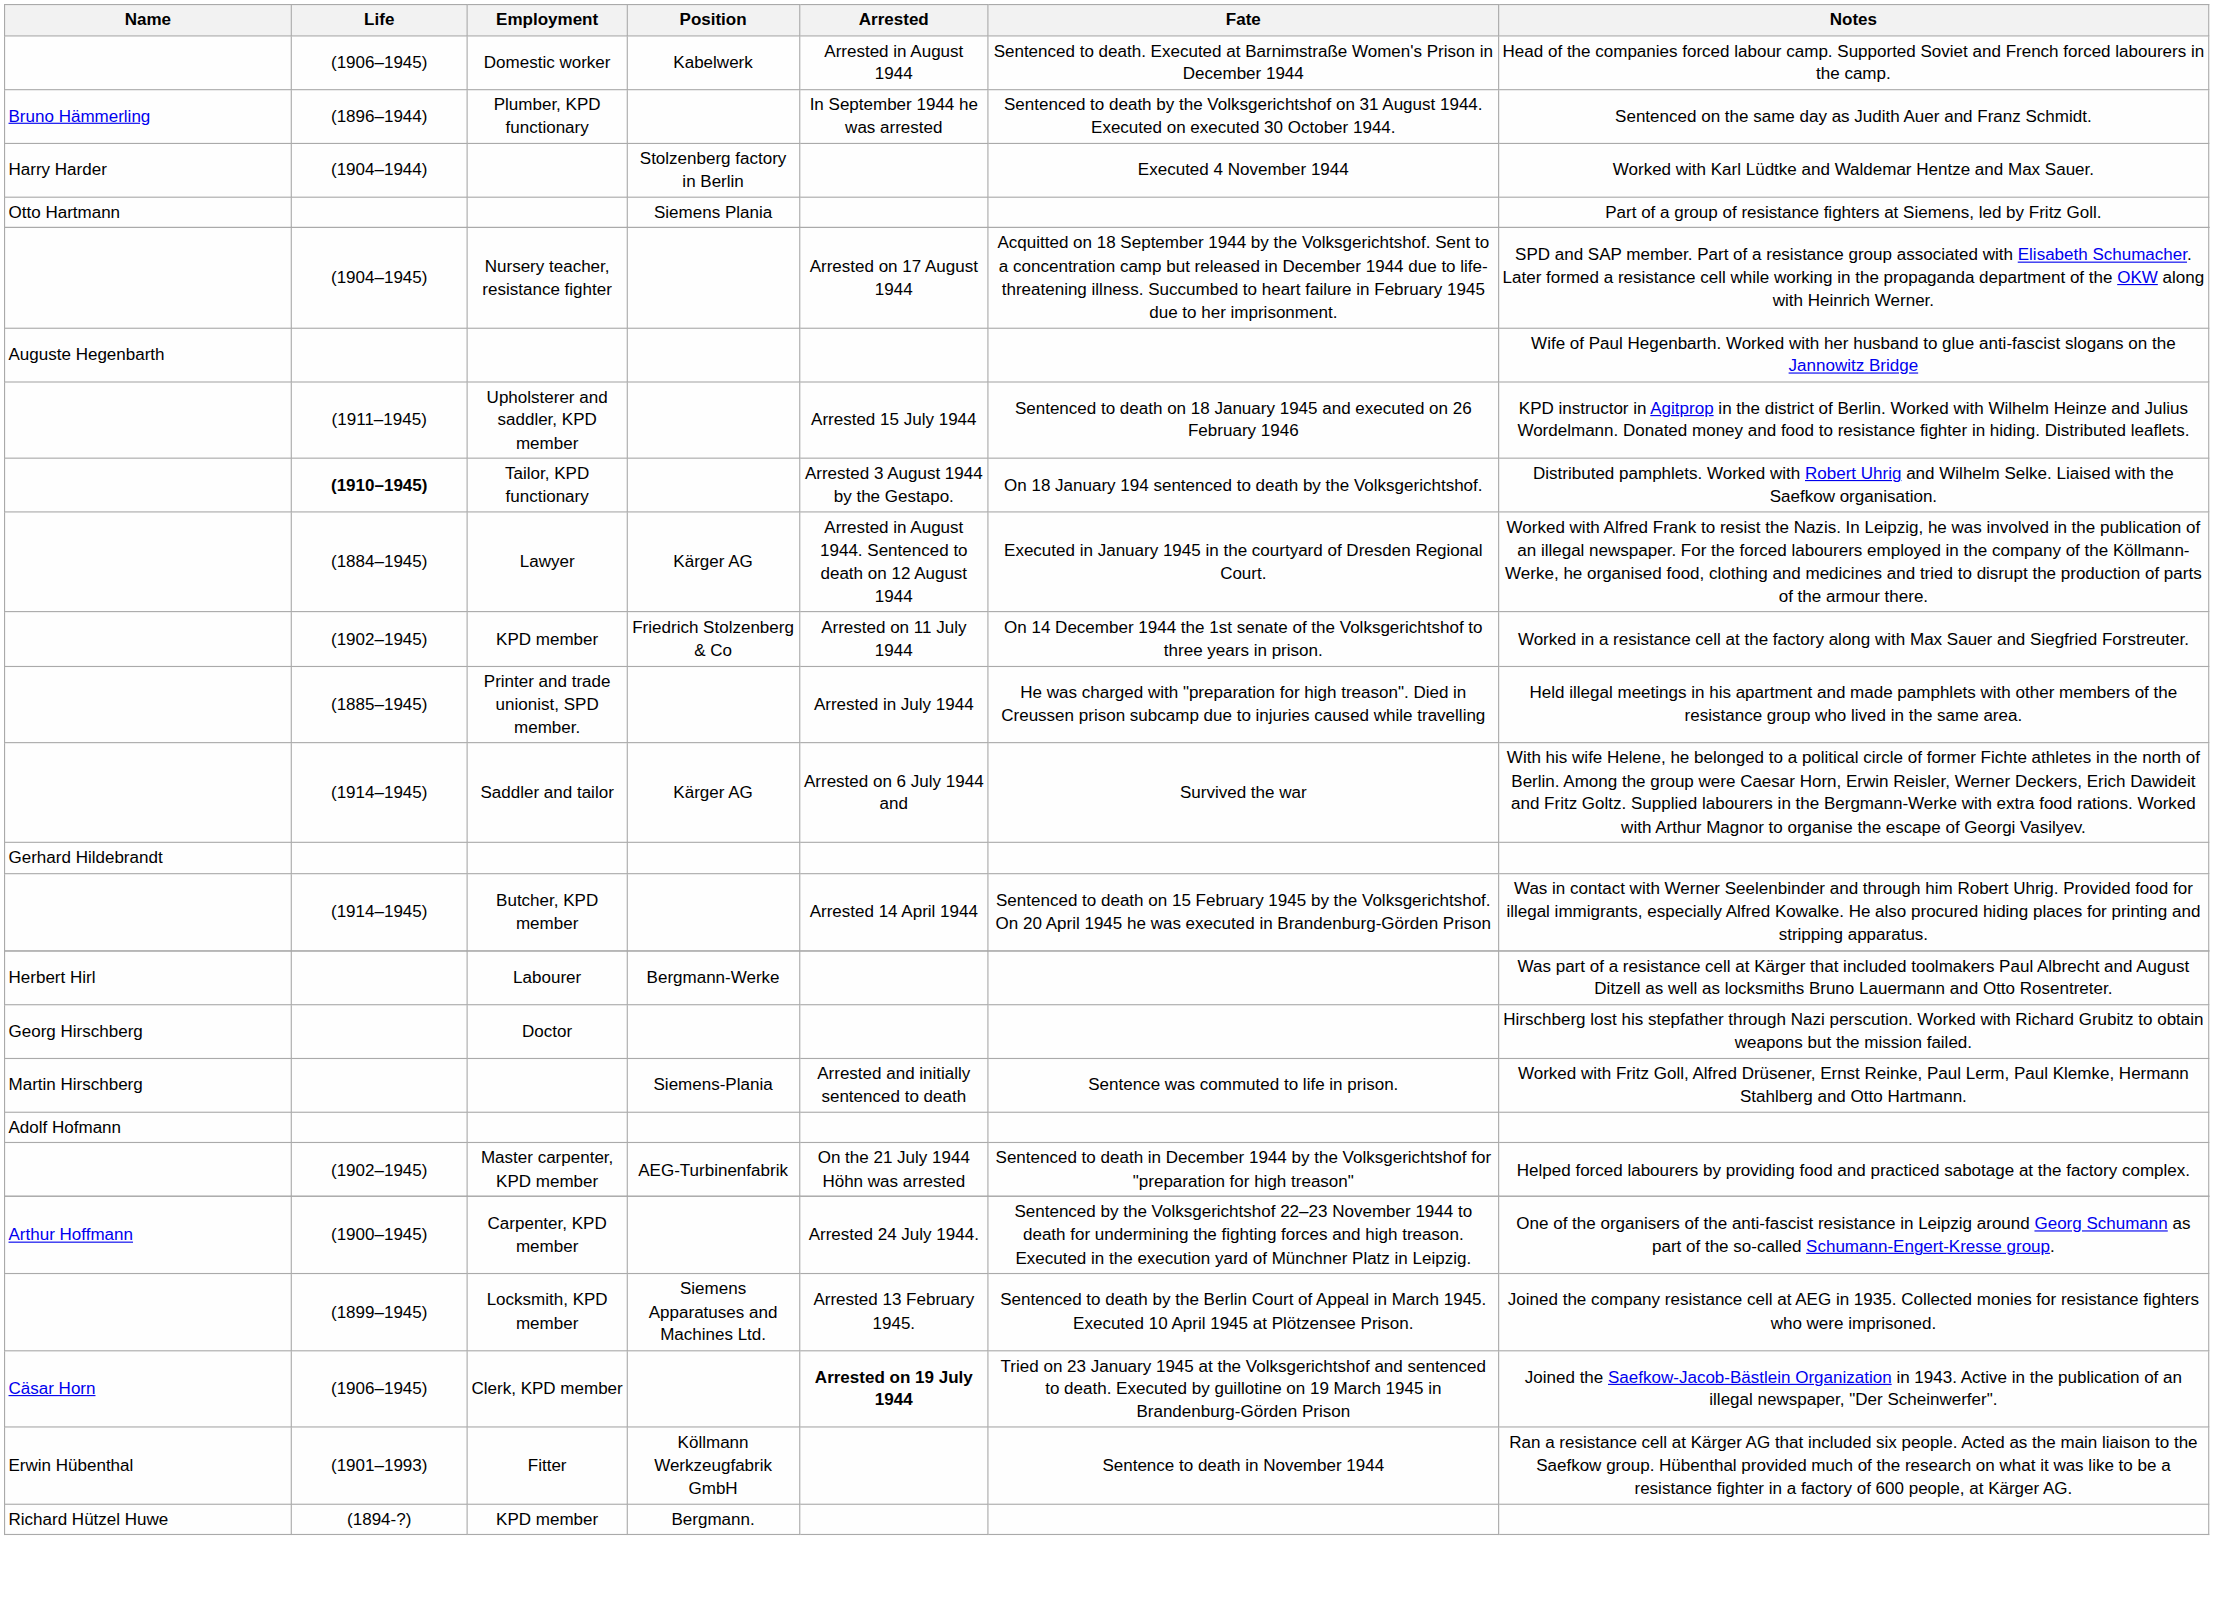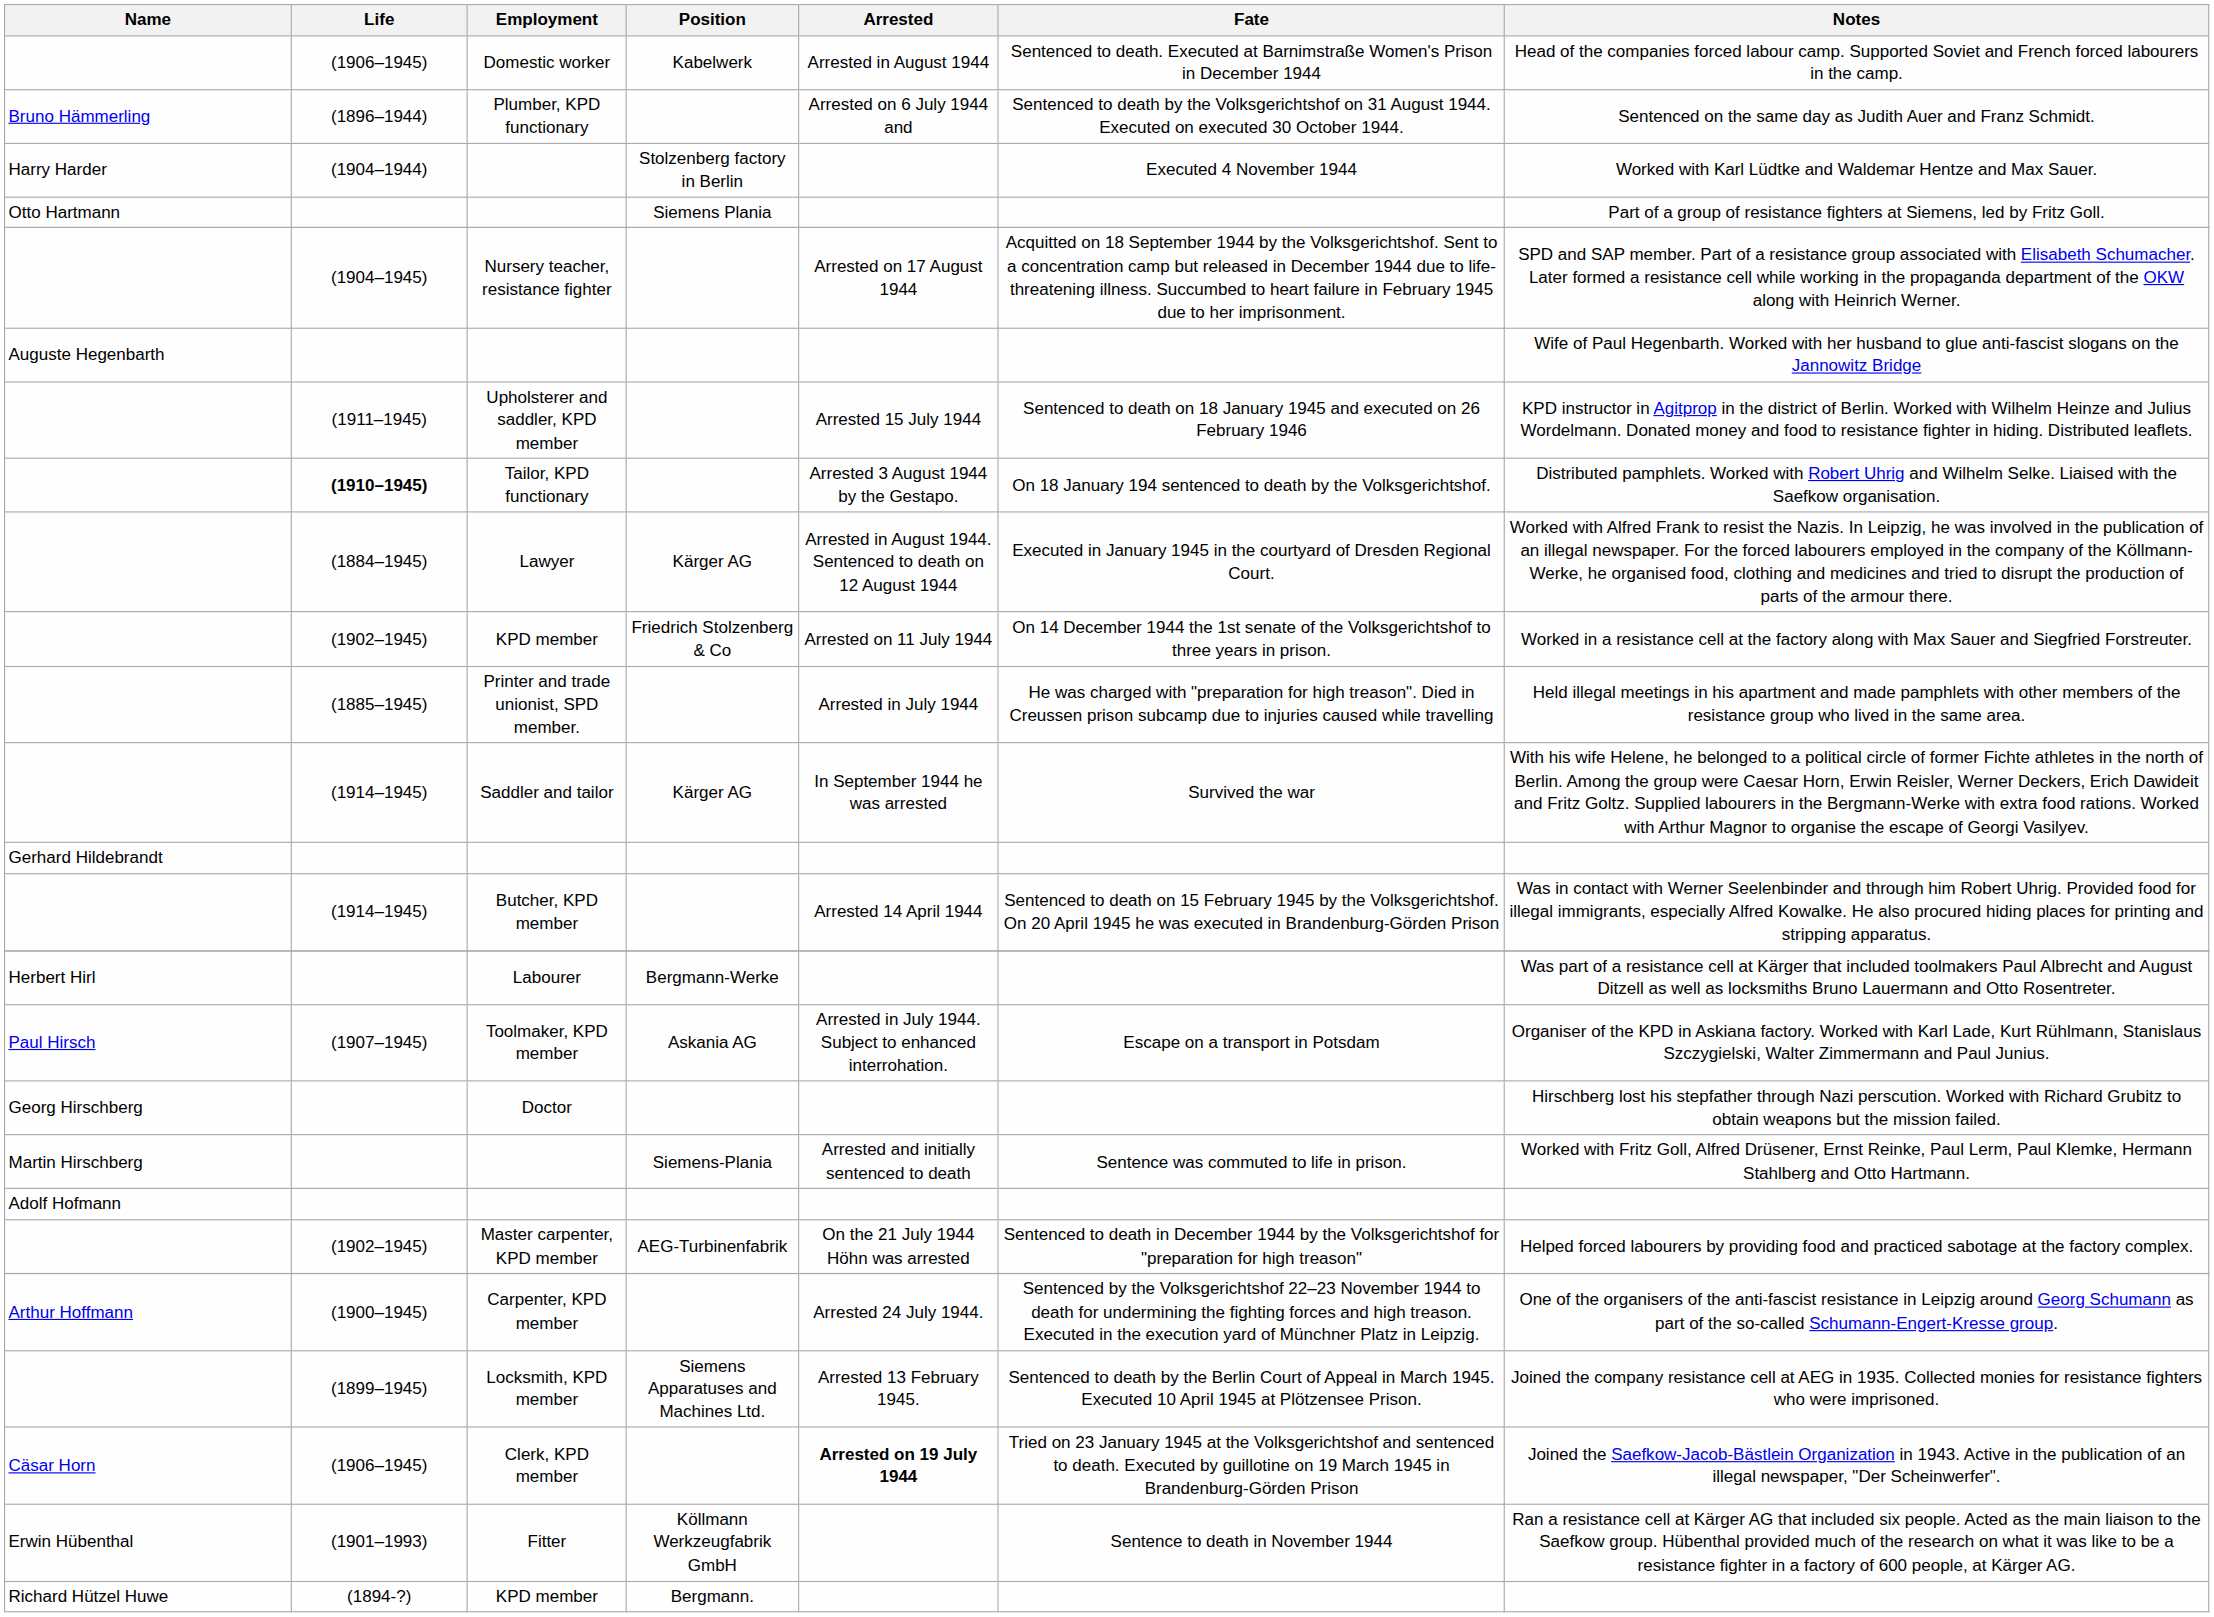(894, 116) In September 1944 he was arrested -> (898, 116) Arrested on 6 July 1944 and
(894, 792) Arrested on 6 July 1944 and -> (898, 792) In September 1944 he was arrested
+ row: (52, 1042)
